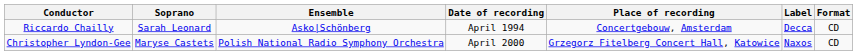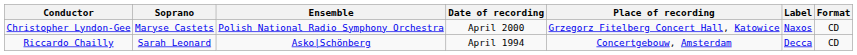rows swapped: (69, 27) <-> (69, 42)
